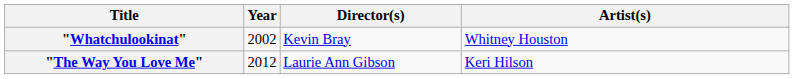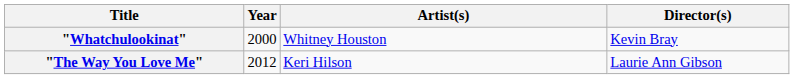columns swapped: (371, 16) <-> (625, 16)
(262, 39) 2002 -> (262, 39) 2000
